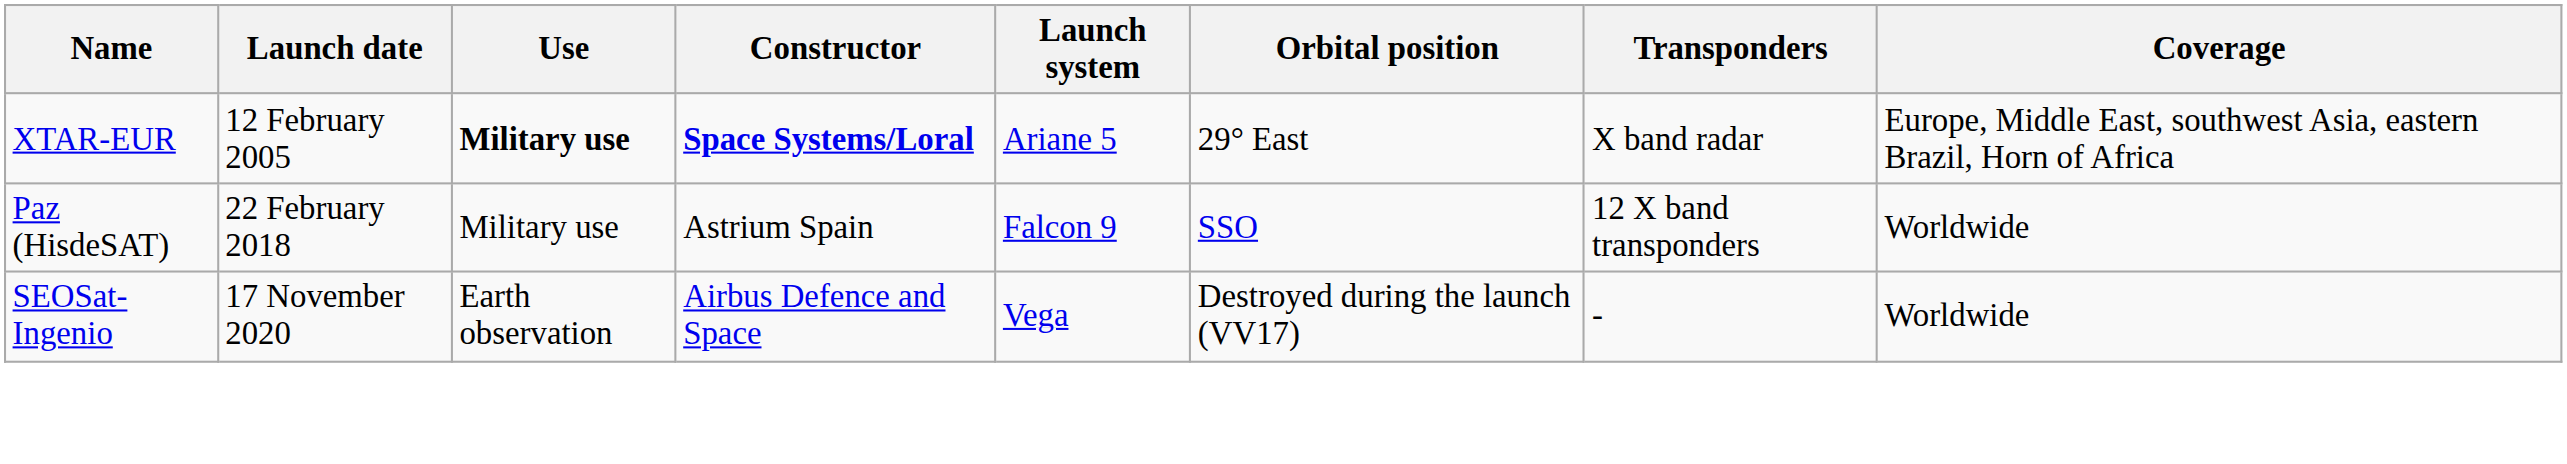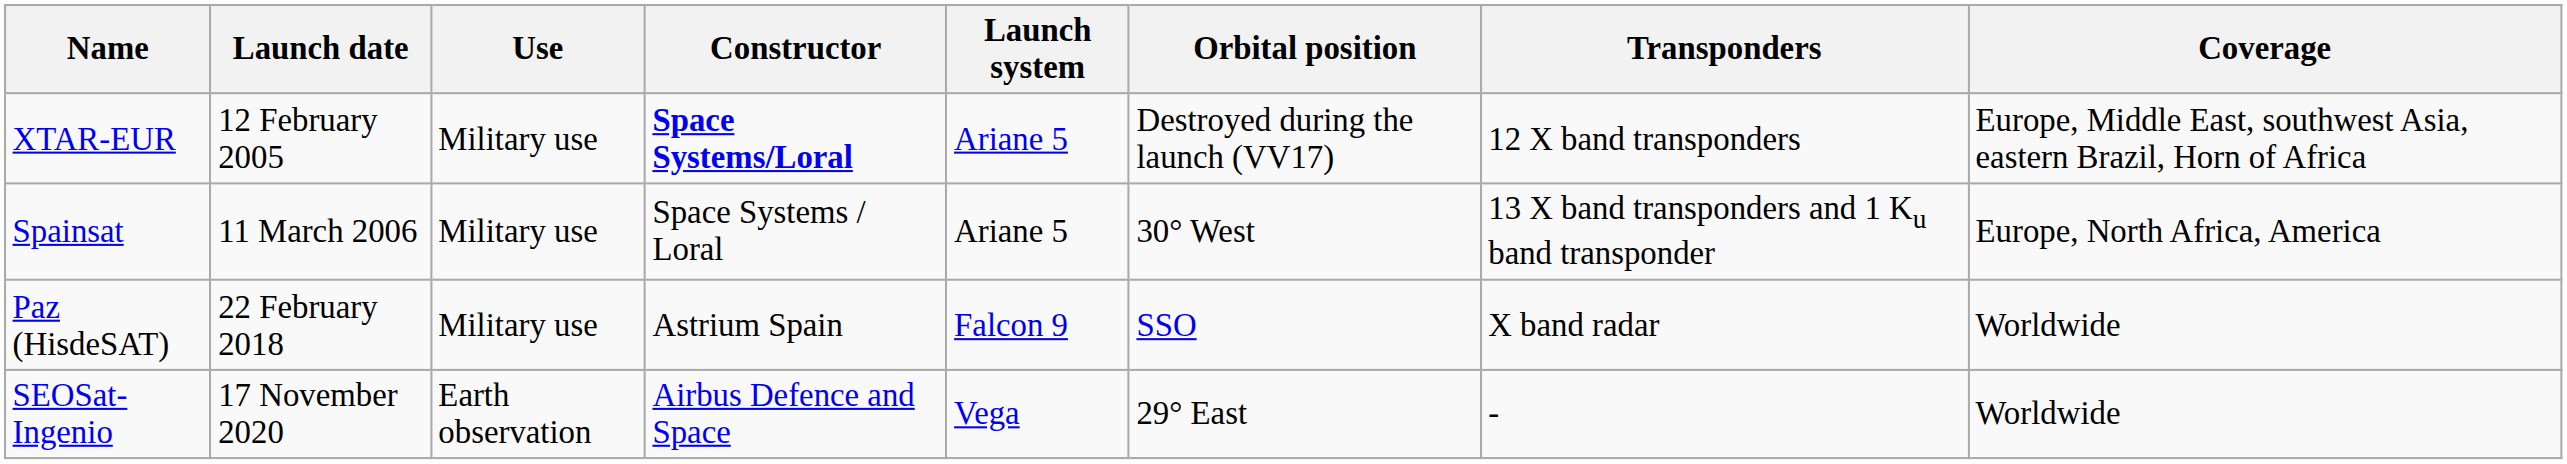(545, 137) bold -> (518, 137) normal
(1253, 137) 29° East -> (1275, 137) Destroyed during the launch (VV17)
(1678, 137) X band radar -> (1644, 137) 12 X band transponders
+ row: (68, 231)
(1676, 226) 12 X band transponders -> (1574, 324) X band radar
(1384, 315) Destroyed during the launch (VV17) -> (1192, 413) 29° East
